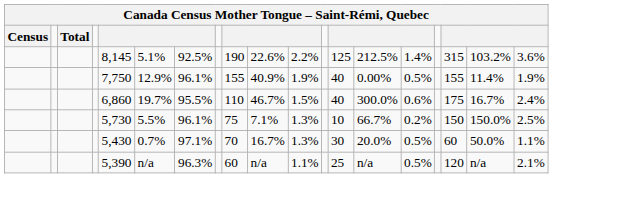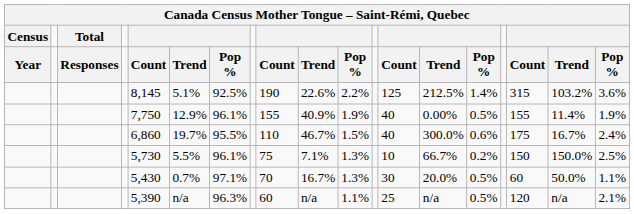+ row: (28, 64)
